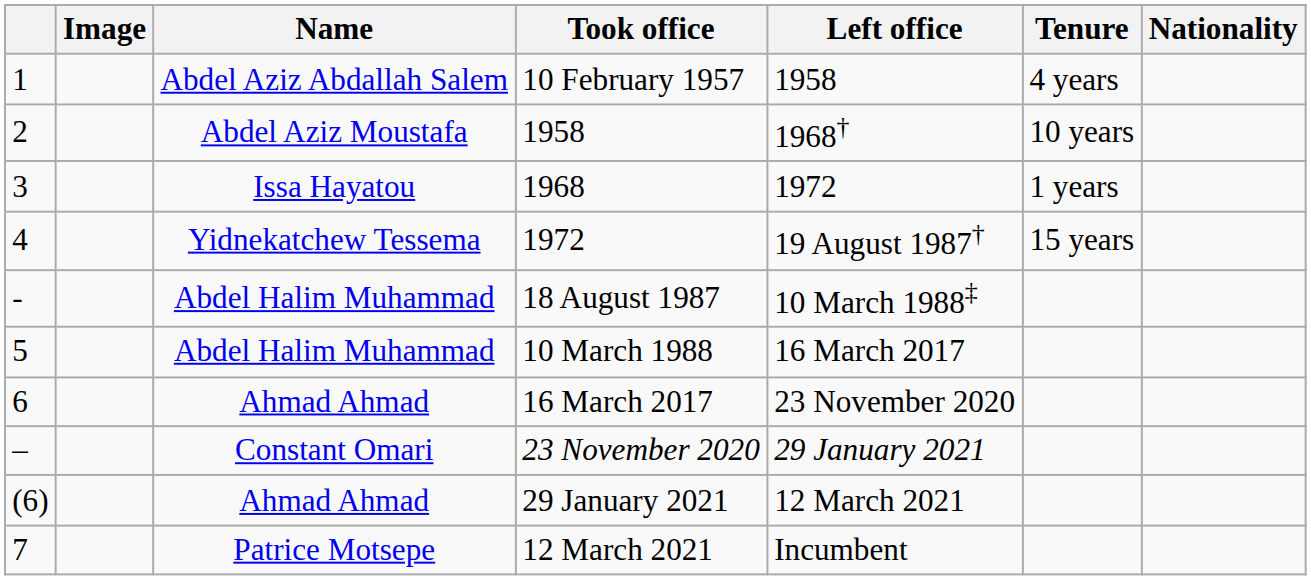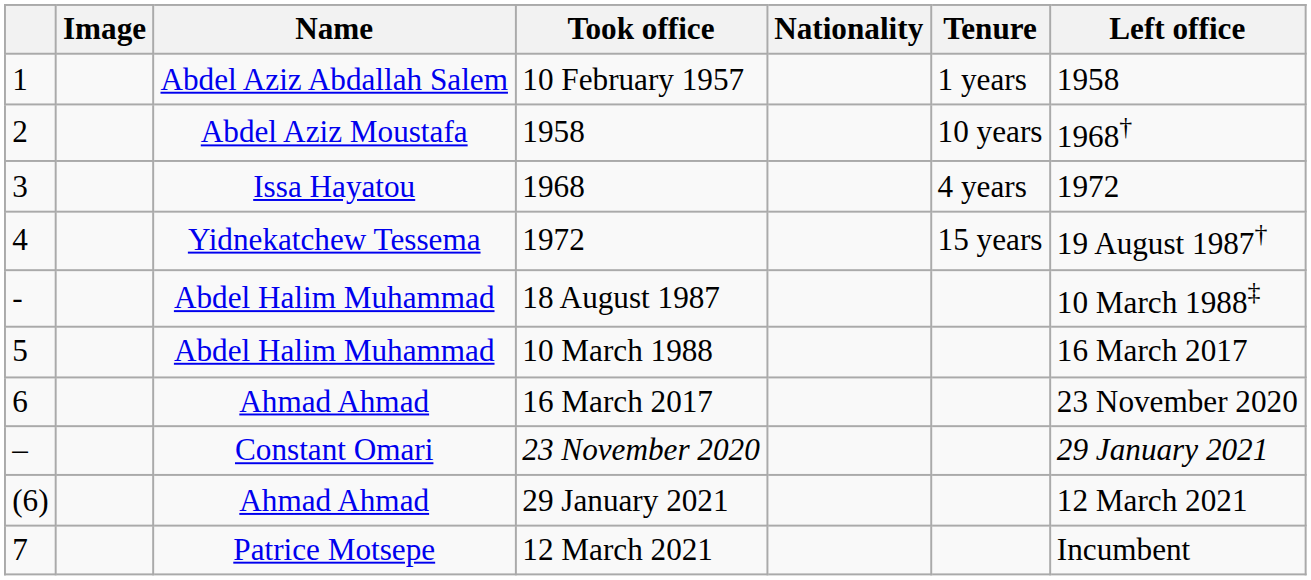columns swapped: (895, 29) <-> (1223, 29)
(1074, 78) 4 years -> (982, 78) 1 years
(1074, 186) 1 years -> (982, 186) 4 years
